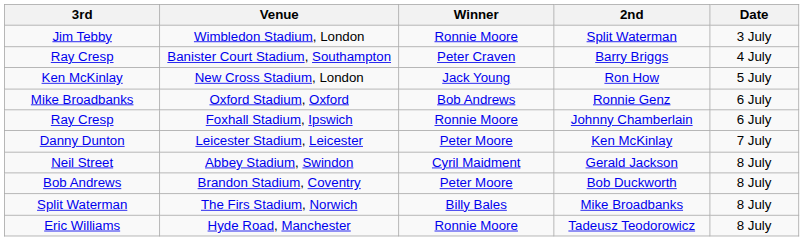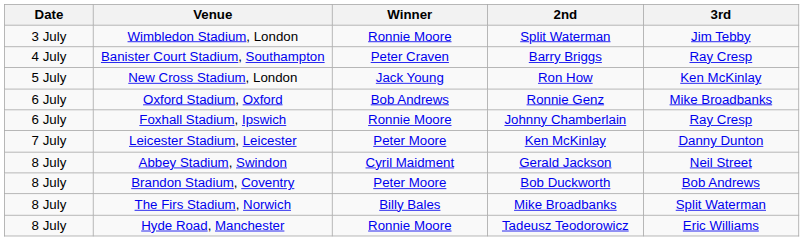columns swapped: (754, 15) <-> (82, 15)
